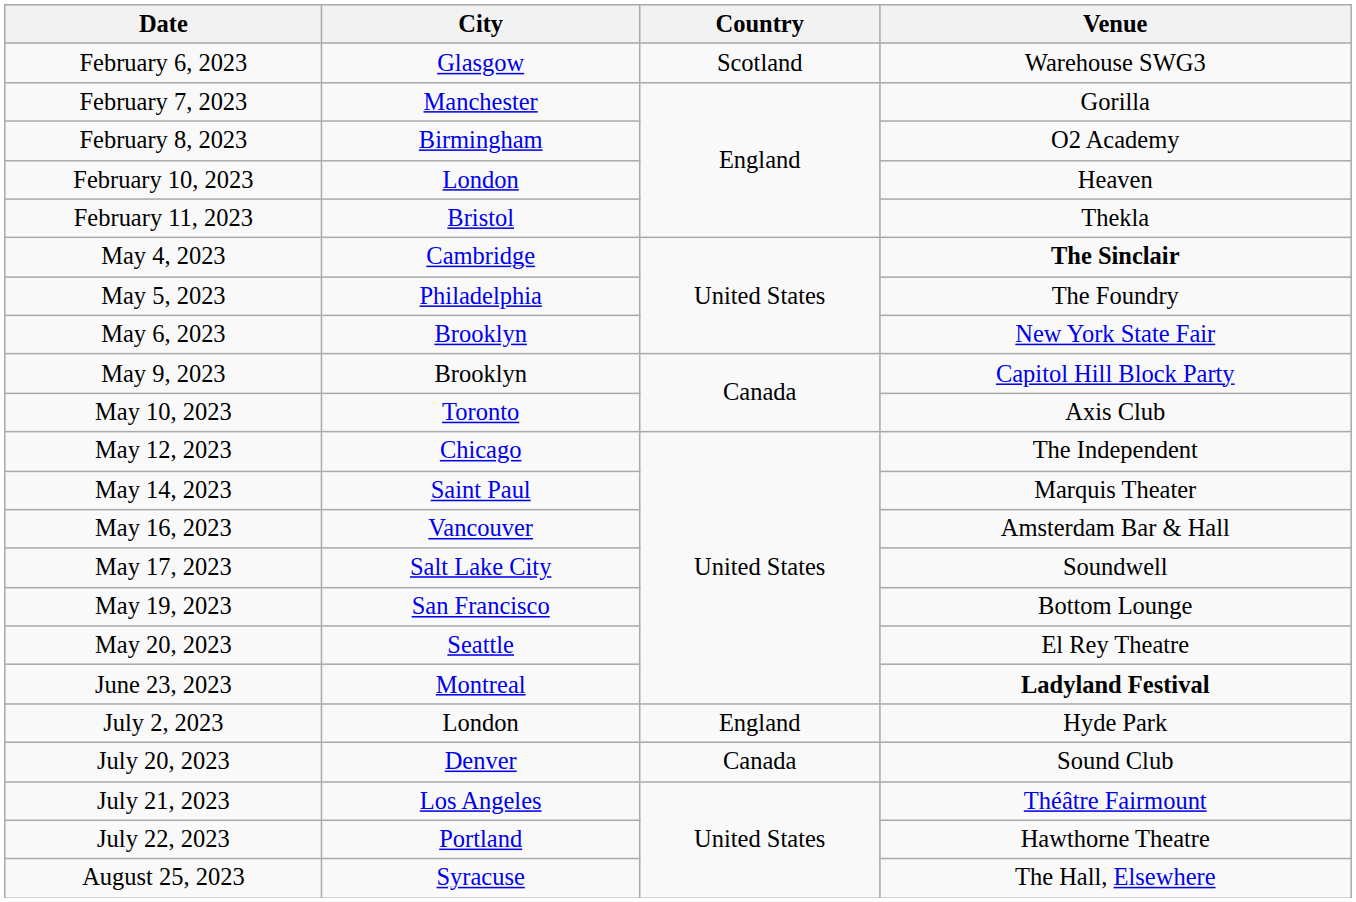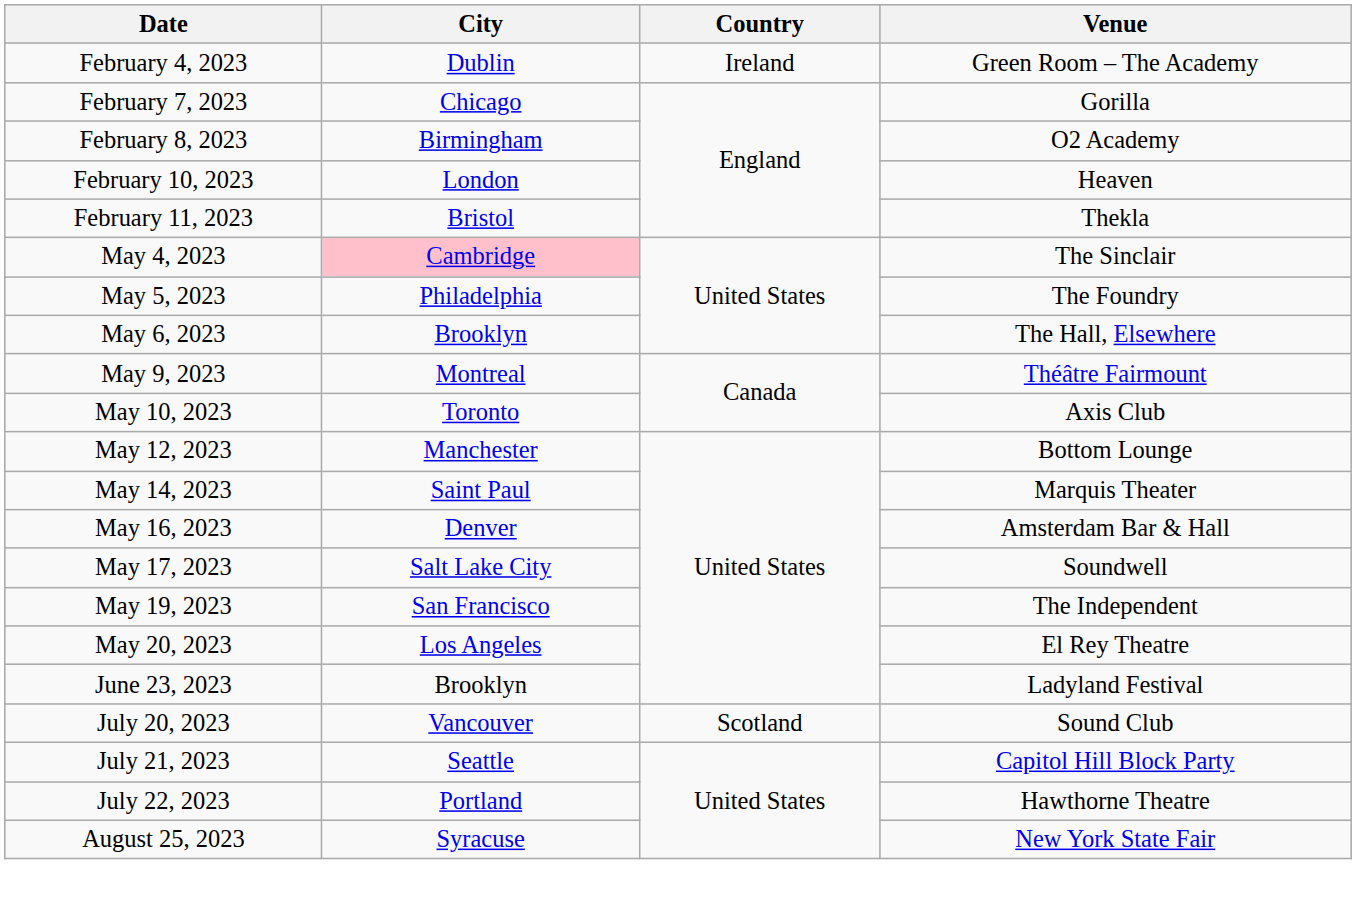+ row: (163, 62)
- row: (163, 62)
(481, 101) Manchester -> (481, 101) Chicago
(481, 256) no background -> (481, 256) pink background
(1115, 256) bold -> (1115, 256) normal
(1115, 334) New York State Fair -> (1115, 334) The Hall, Elsewhere
(481, 373) Brooklyn -> (481, 373) Montreal
(1115, 373) Capitol Hill Block Party -> (1115, 373) Théâtre Fairmount
(481, 450) Chicago -> (481, 450) Manchester
(1115, 450) The Independent -> (1115, 450) Bottom Lounge
(481, 528) Vancouver -> (481, 528) Denver
(1115, 606) Bottom Lounge -> (1115, 606) The Independent
(481, 645) Seattle -> (481, 645) Los Angeles
(481, 683) Montreal -> (481, 683) Brooklyn
(1115, 683) bold -> (1115, 683) normal
- row: (163, 722)
(481, 761) Denver -> (481, 722) Vancouver
(760, 761) Canada -> (760, 722) Scotland
(481, 800) Los Angeles -> (481, 761) Seattle
(1115, 800) Théâtre Fairmount -> (1115, 761) Capitol Hill Block Party
(1115, 878) The Hall, Elsewhere -> (1115, 839) New York State Fair
